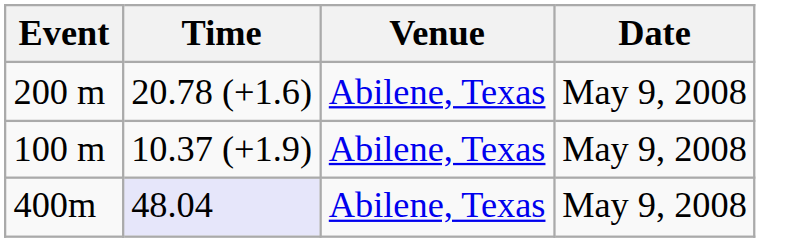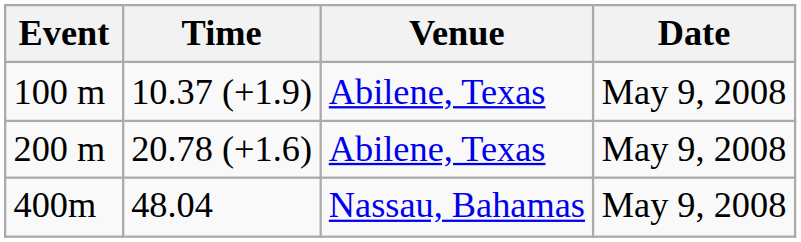rows swapped: (59, 148) <-> (59, 90)
(172, 206) lavender background -> (172, 206) no background
(437, 206) Abilene, Texas -> (457, 206) Nassau, Bahamas
